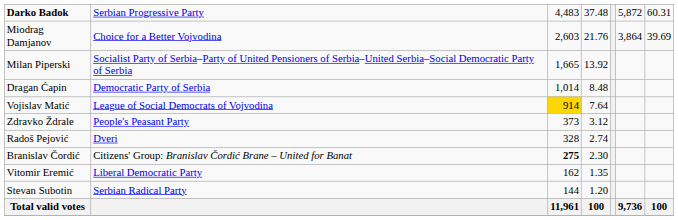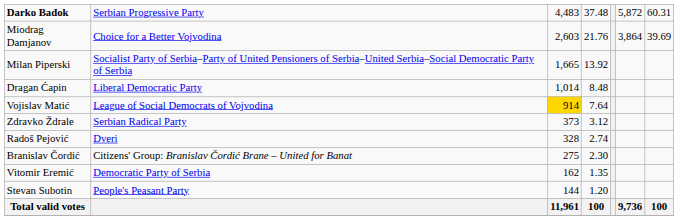(152, 88) Democratic Party of Serbia -> (148, 88) Liberal Democratic Party
(141, 122) People's Peasant Party -> (140, 122) Serbian Radical Party
(571, 156) bold -> (571, 156) normal
(148, 173) Liberal Democratic Party -> (152, 173) Democratic Party of Serbia
(140, 190) Serbian Radical Party -> (141, 190) People's Peasant Party
